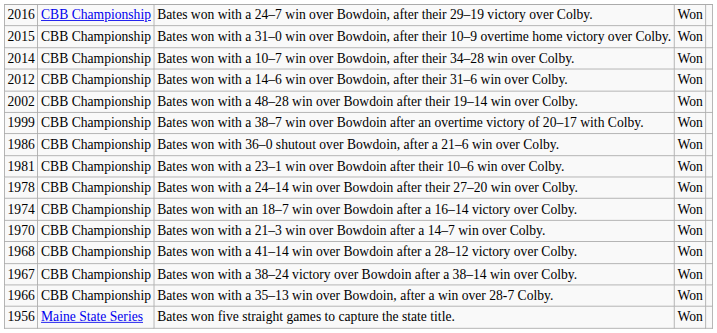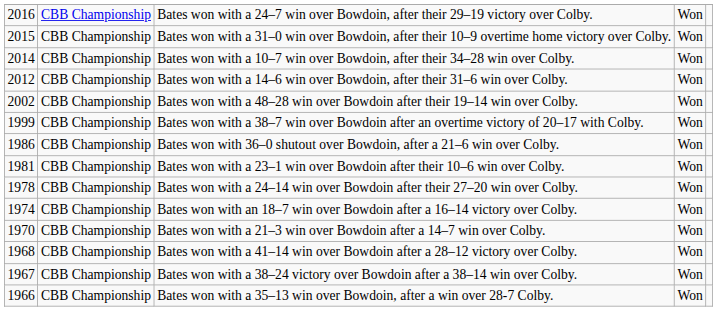- row: (306, 317)
